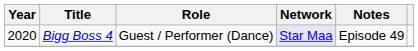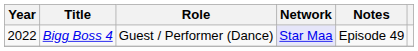(22, 35) 2020 -> (22, 35) 2022
